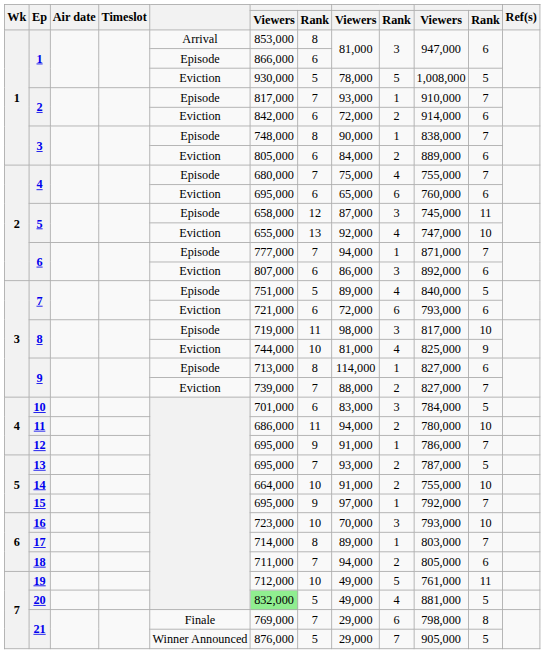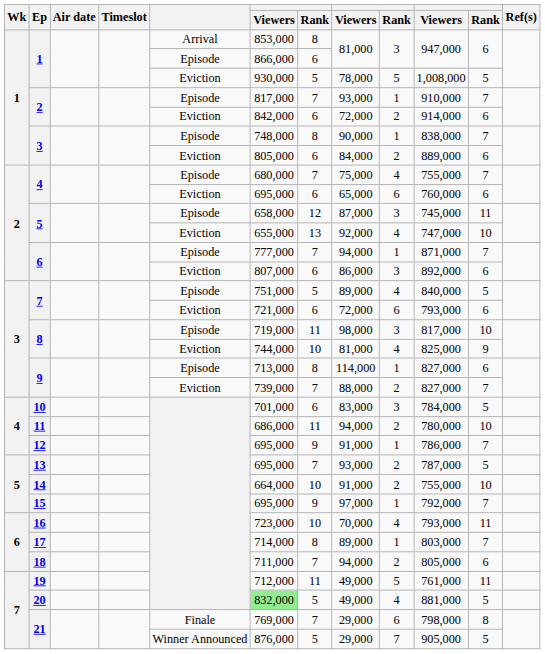(397, 523) 3 -> (397, 523) 4
(486, 523) 10 -> (486, 523) 11
(315, 581) 10 -> (315, 581) 11
